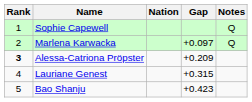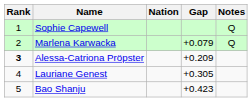(198, 43) +0.097 -> (198, 43) +0.079
(198, 74) +0.315 -> (198, 74) +0.305
